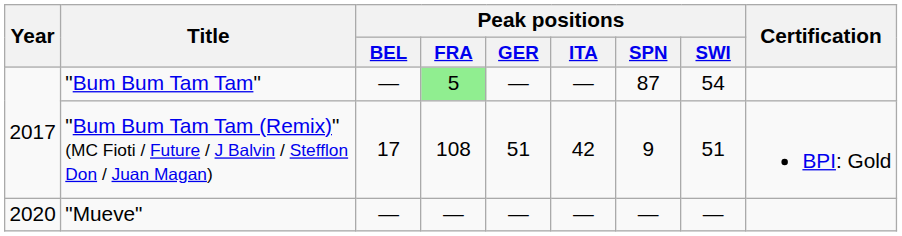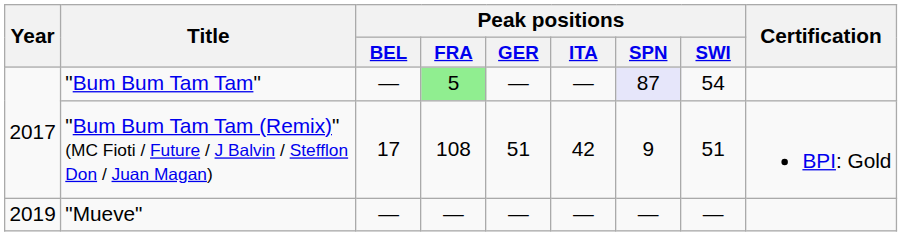(648, 83) no background -> (648, 83) lavender background
(33, 214) 2020 -> (33, 214) 2019
